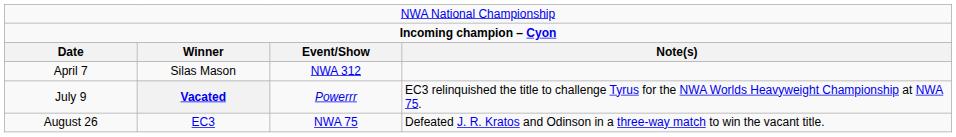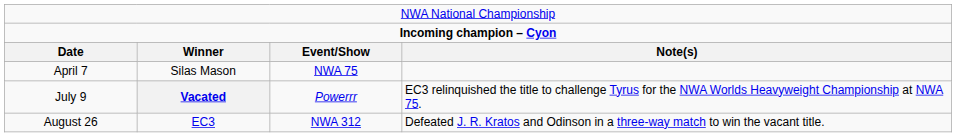(336, 71) NWA 312 -> (336, 71) NWA 75
(336, 122) NWA 75 -> (336, 122) NWA 312
